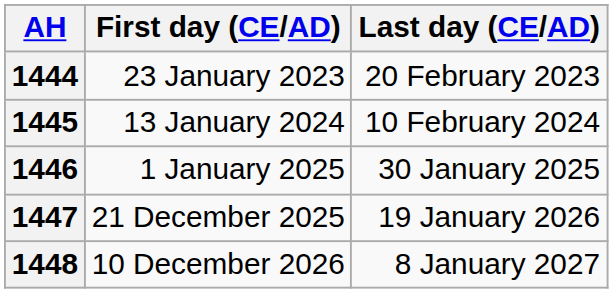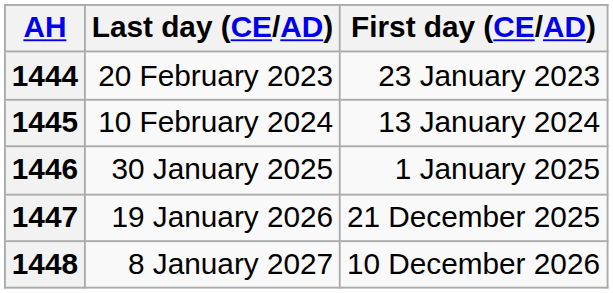columns swapped: (218, 28) <-> (479, 28)
